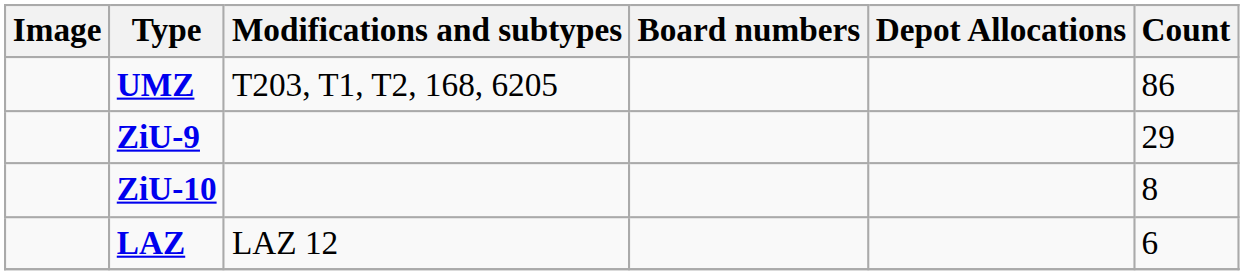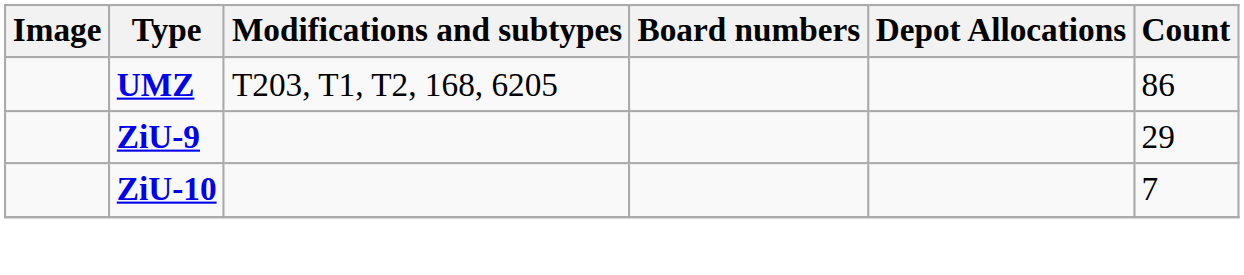(1150, 189) 8 -> (1150, 189) 7
- row: (151, 242)
